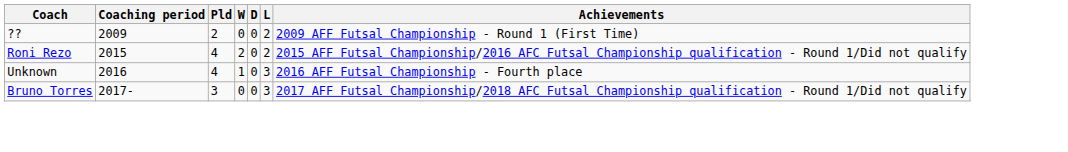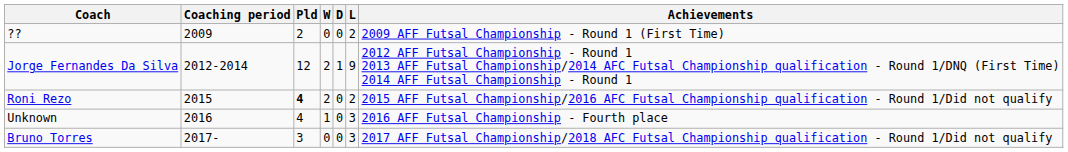+ row: (93, 66)
(214, 53) normal -> (300, 99) bold
